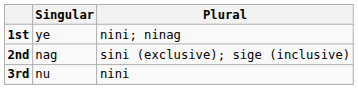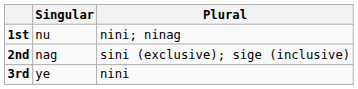(43, 34) ye -> (43, 34) nu
(43, 74) nu -> (43, 74) ye
